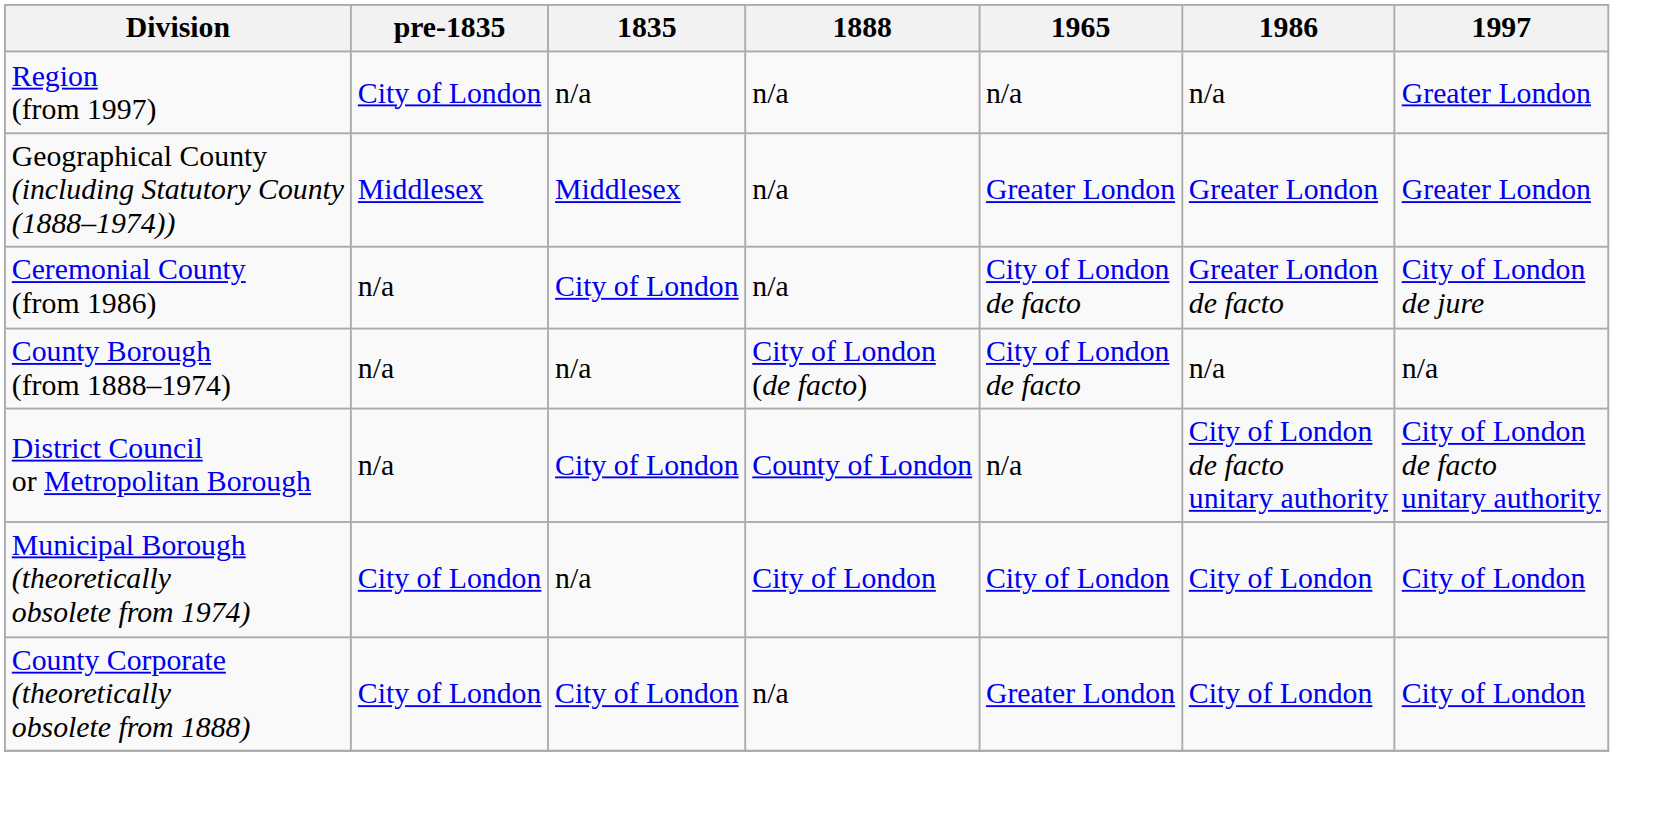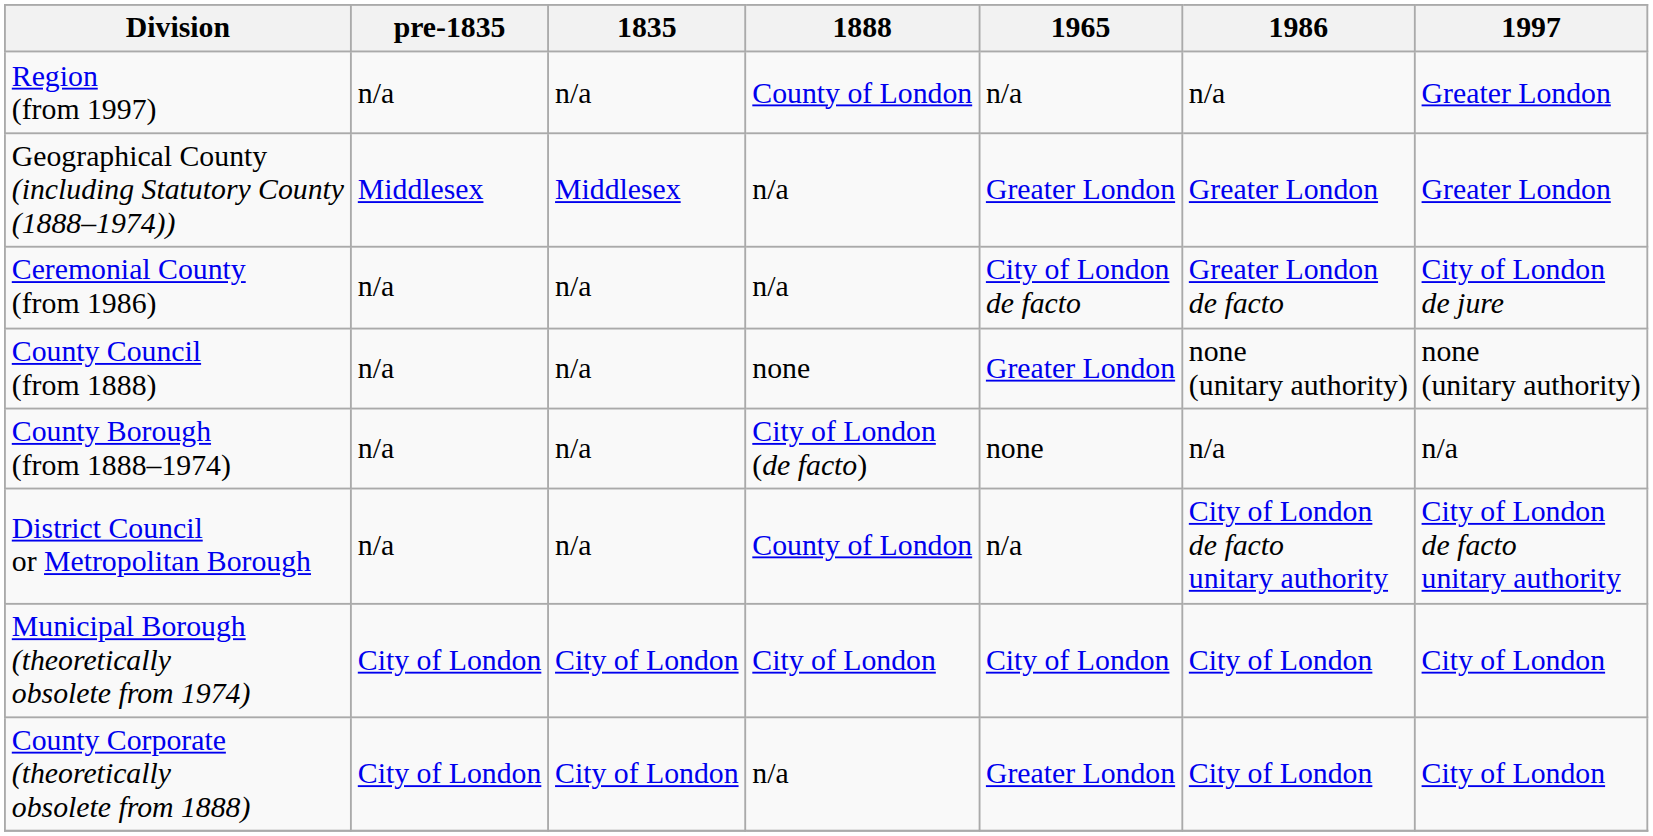(450, 92) City of London -> (376, 92) n/a
(770, 92) n/a -> (862, 92) County of London
(647, 286) City of London -> (573, 286) n/a
+ row: (106, 367)
(1078, 367) City of London de facto -> (1015, 448) none
(647, 464) City of London -> (573, 545) n/a
(573, 579) n/a -> (647, 659) City of London
